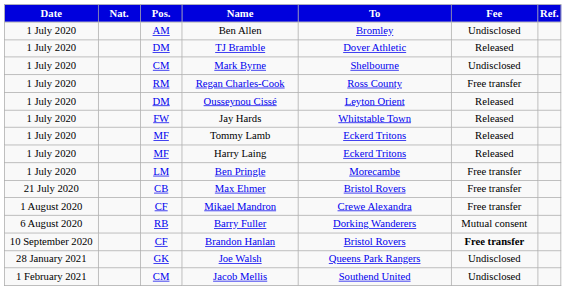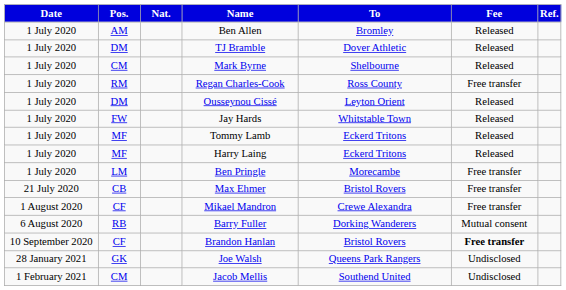columns swapped: (161, 13) <-> (119, 13)
(494, 31) Undisclosed -> (494, 31) Released
(494, 66) Undisclosed -> (494, 66) Released
